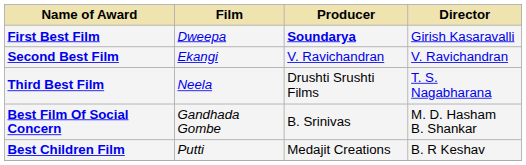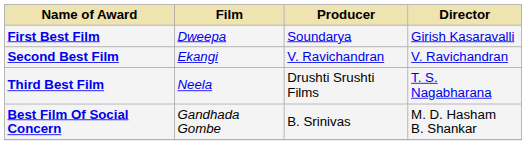(322, 36) bold -> (319, 36) normal
- row: (66, 150)
